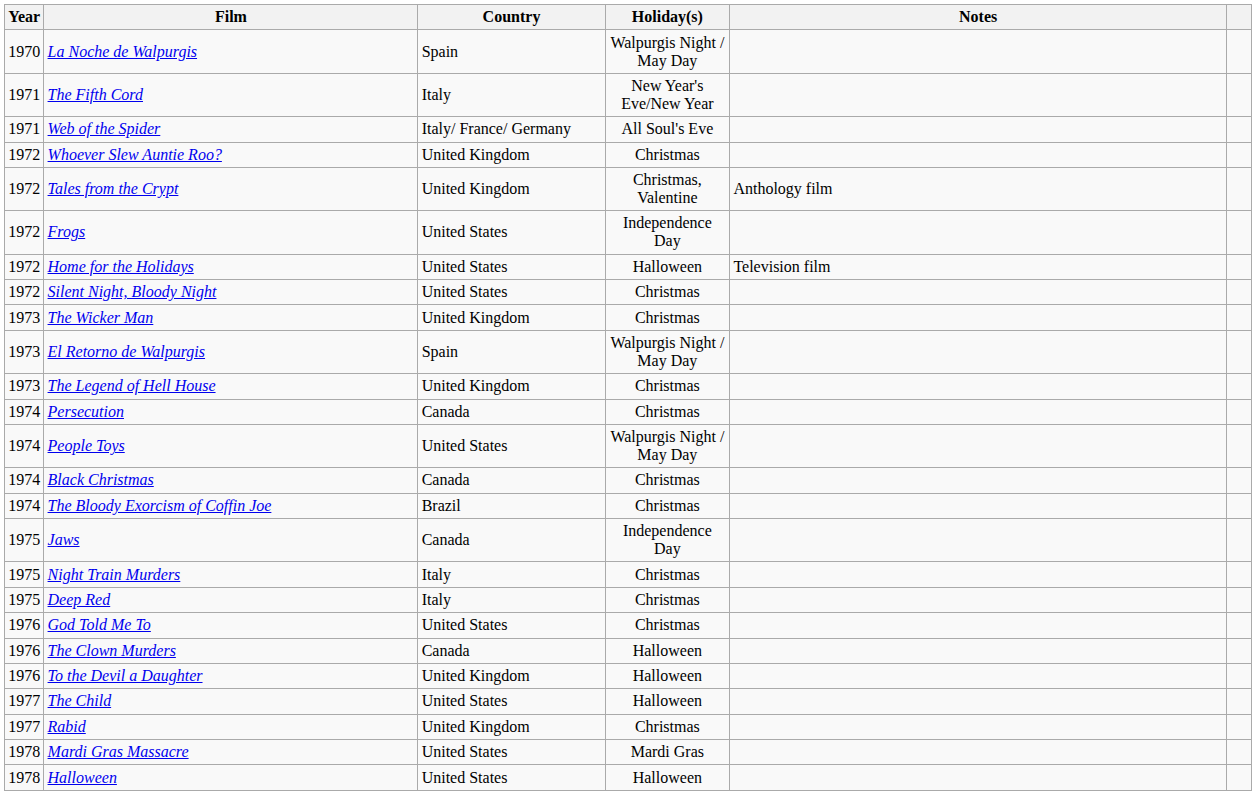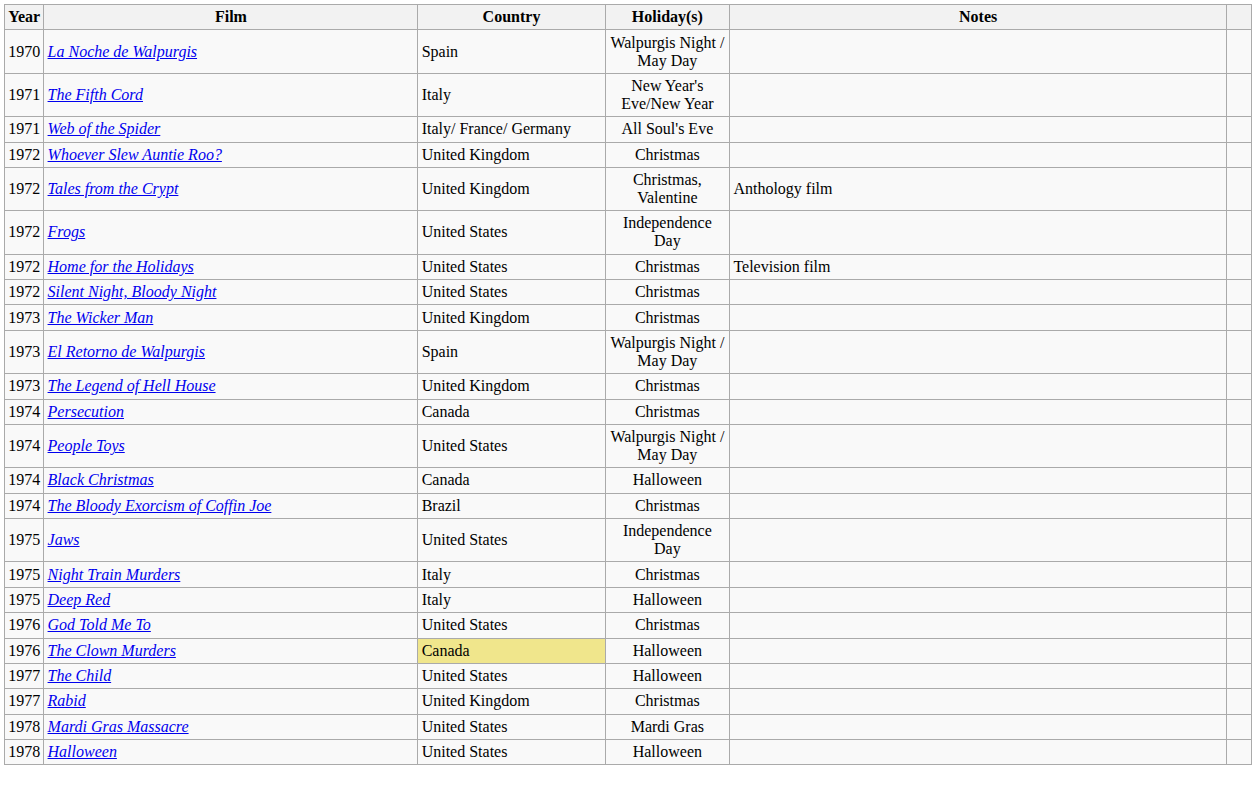(667, 266) Halloween -> (667, 266) Christmas
(667, 480) Christmas -> (667, 480) Halloween
(446, 540) Canada -> (465, 540) United States
(667, 599) Christmas -> (667, 599) Halloween
(446, 650) no background -> (446, 650) khaki background
- row: (125, 676)
